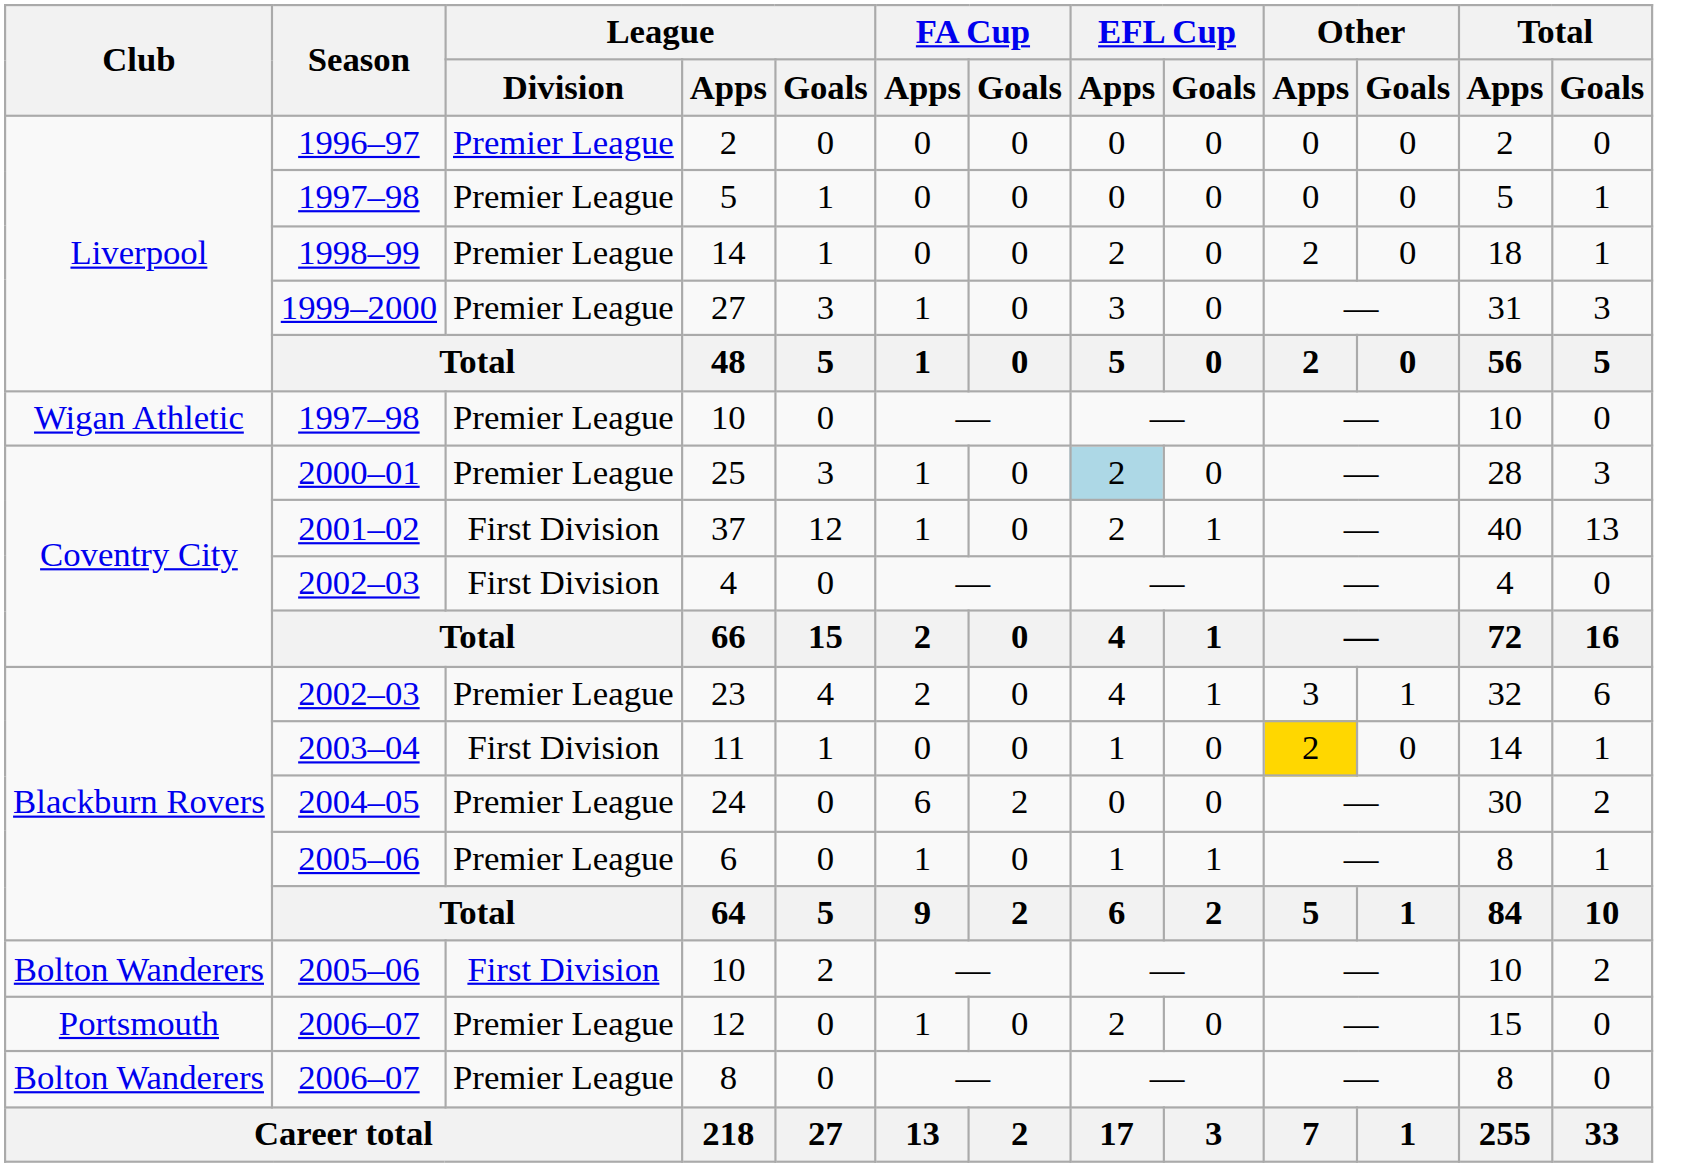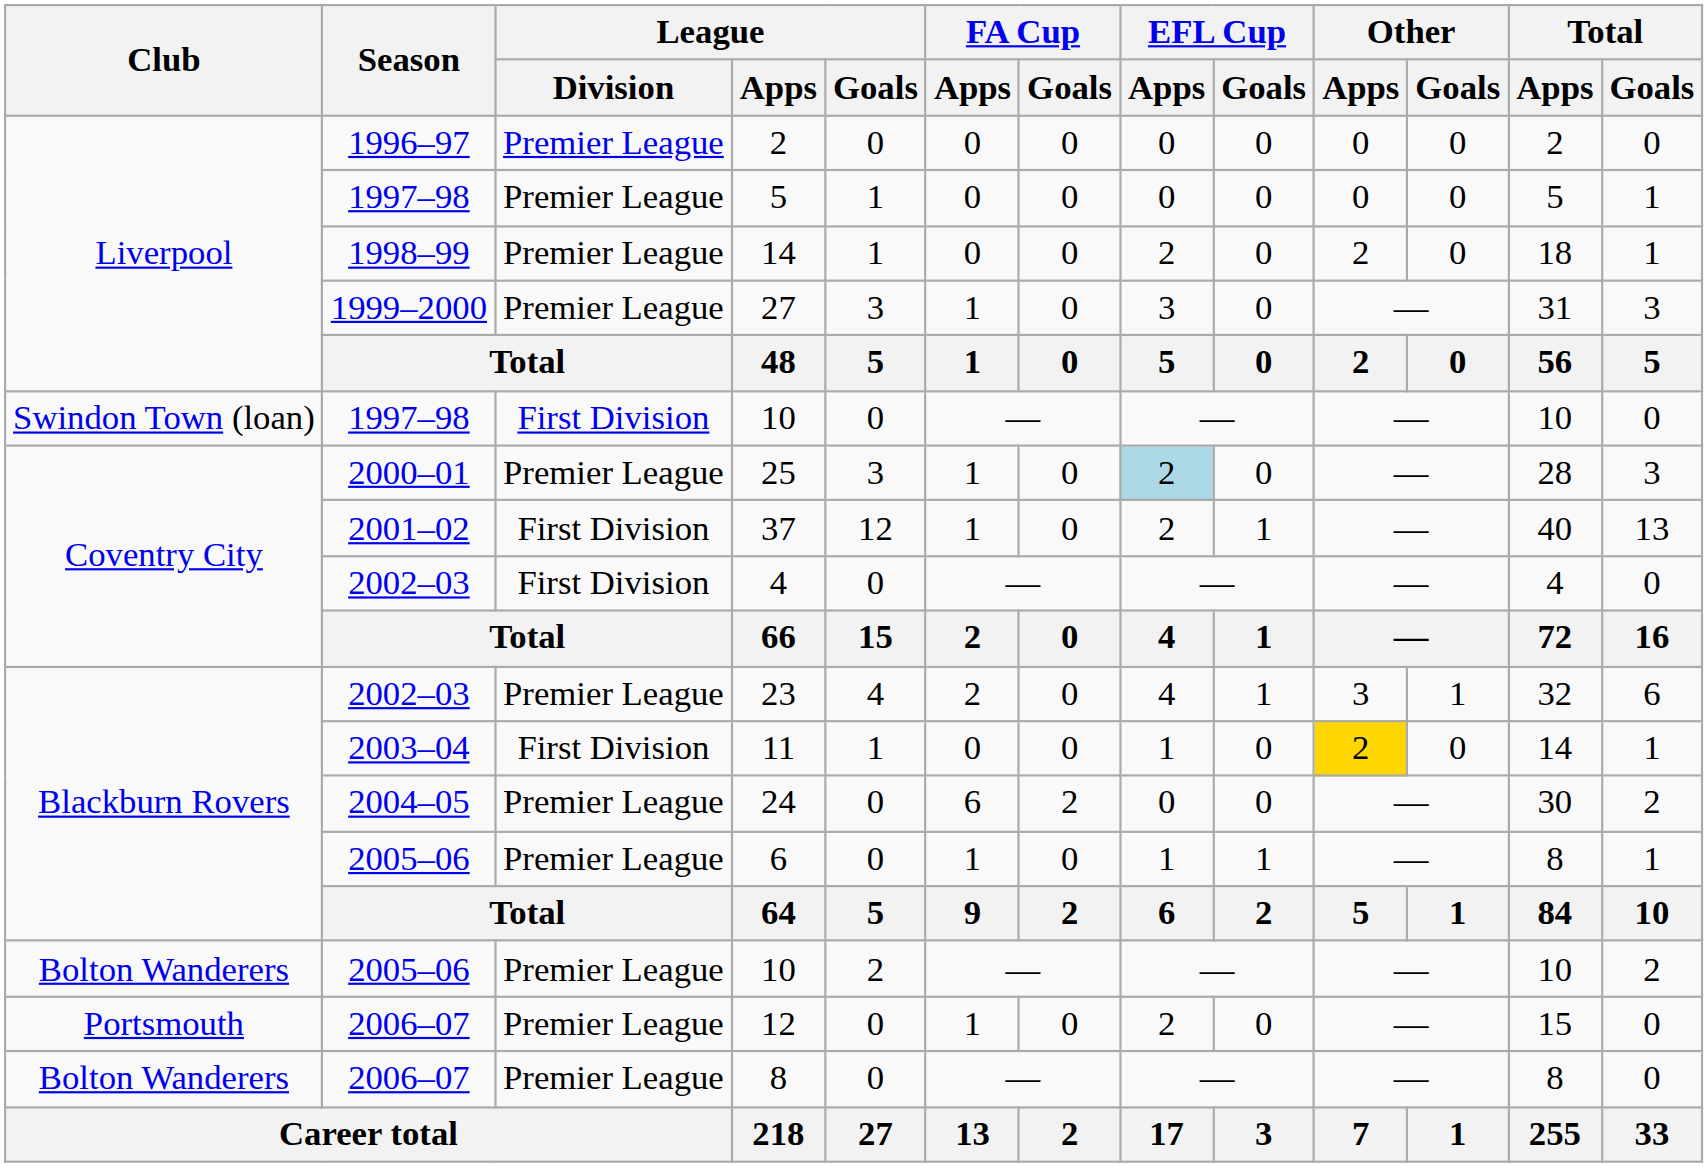(139, 417) Wigan Athletic -> (164, 417) Swindon Town (loan)
(563, 417) Premier League -> (613, 417) First Division
(563, 968) First Division -> (613, 968) Premier League
